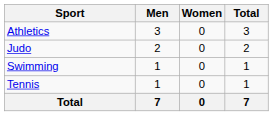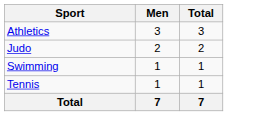- column: (202, 13)
